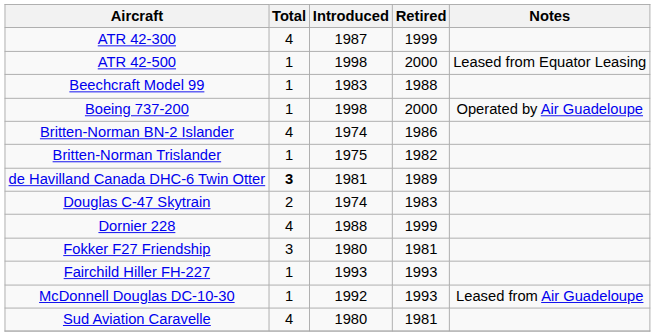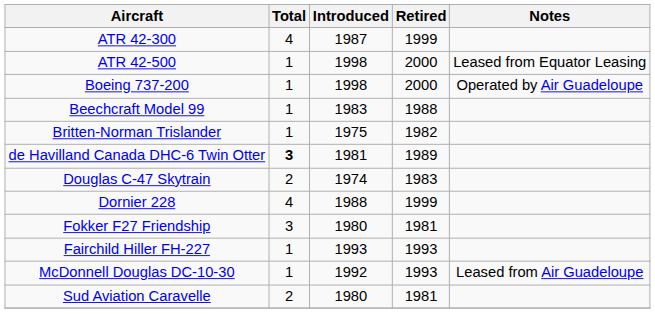rows swapped: (137, 86) <-> (137, 109)
- row: (137, 132)
(289, 319) 4 -> (289, 296) 2
